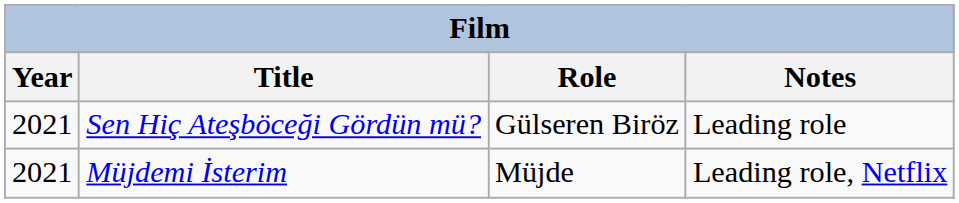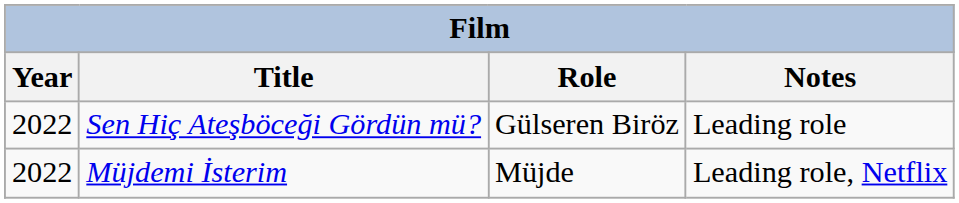(42, 124) 2021 -> (42, 124) 2022
(42, 172) 2021 -> (42, 172) 2022
